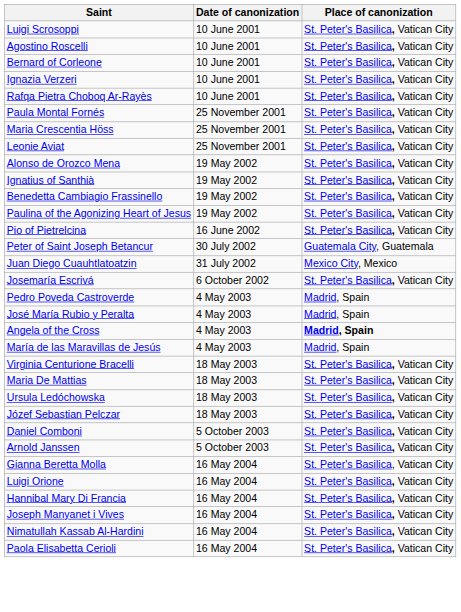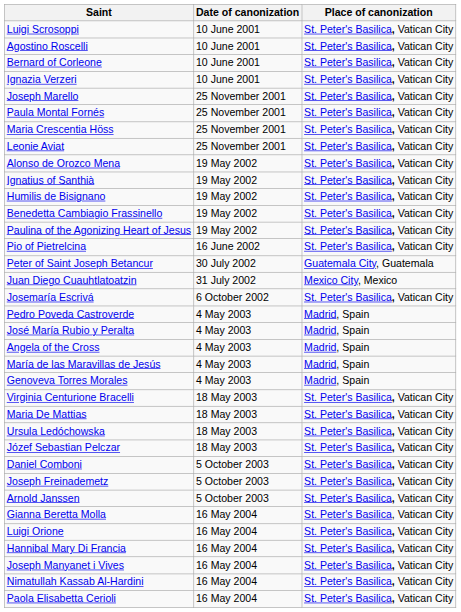- row: (79, 96)
+ row: (43, 96)
+ row: (56, 197)
(339, 331) bold -> (337, 347) normal
+ row: (67, 381)
+ row: (58, 481)
